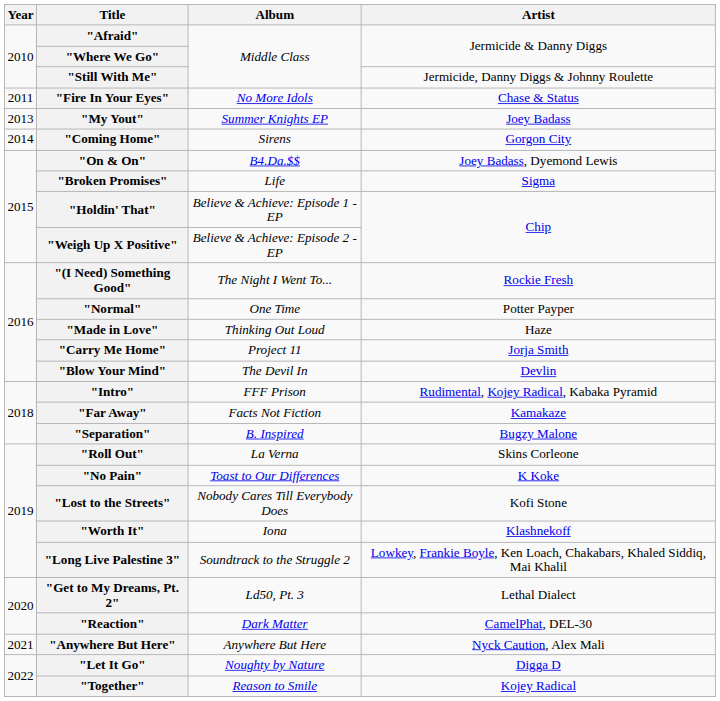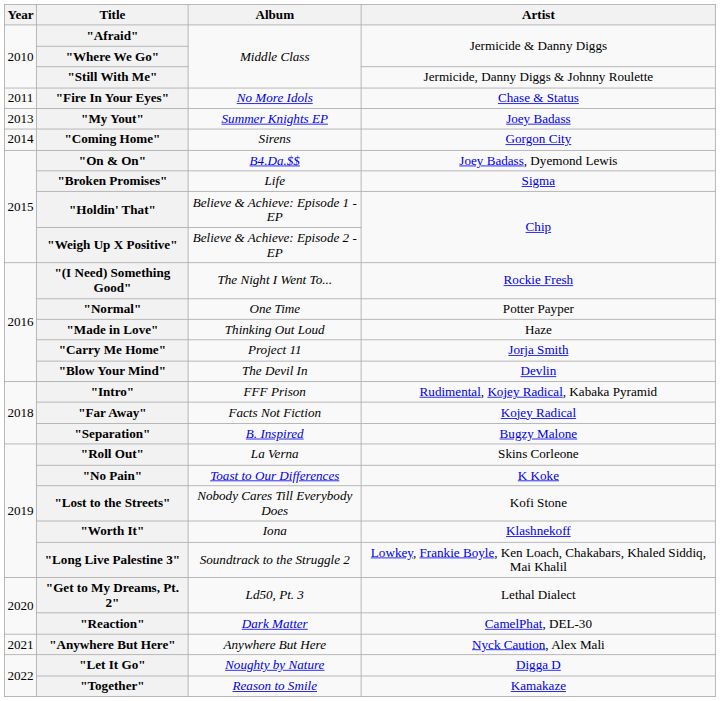(538, 412) Kamakaze -> (538, 412) Kojey Radical
(538, 686) Kojey Radical -> (538, 686) Kamakaze
